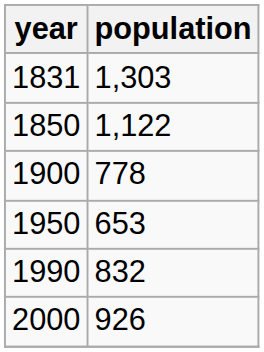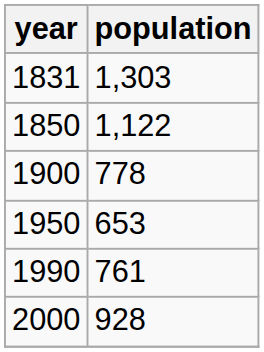(120, 272) 832 -> (120, 272) 761
(120, 321) 926 -> (120, 321) 928
